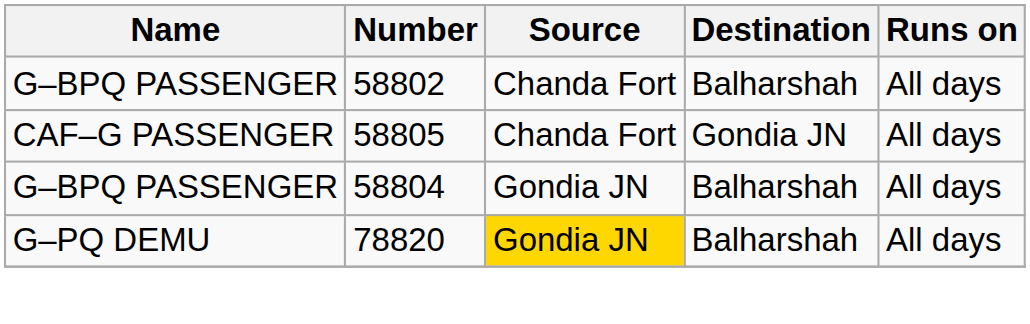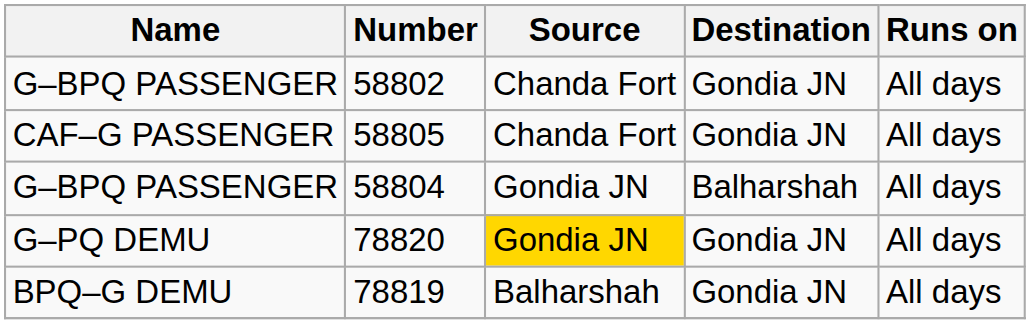(775, 82) Balharshah -> (769, 82) Gondia JN
(775, 239) Balharshah -> (769, 239) Gondia JN
+ row: (399, 291)
